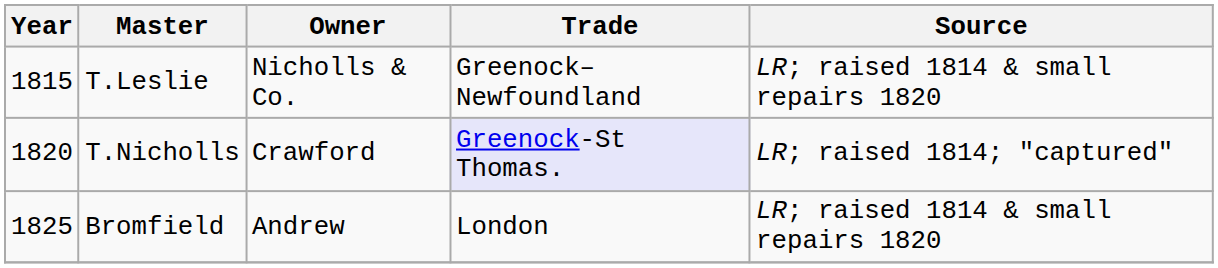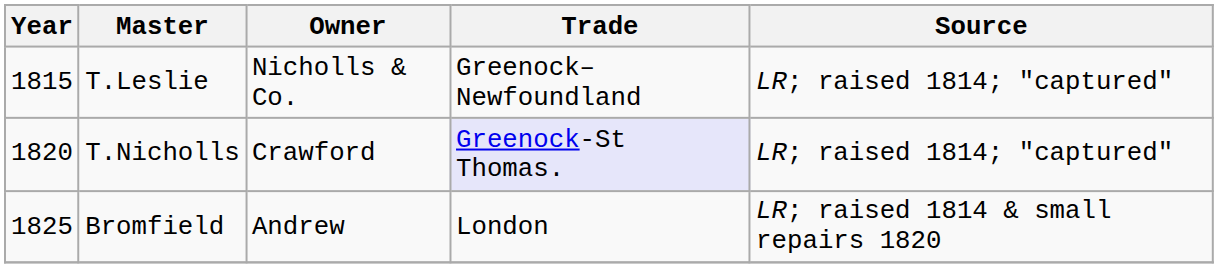(934, 83) LR; raised 1814 & small repairs 1820 -> (965, 83) LR; raised 1814; "captured"
